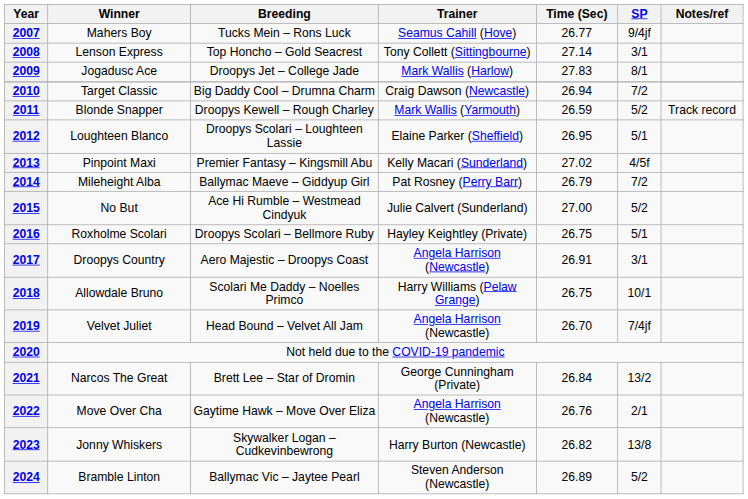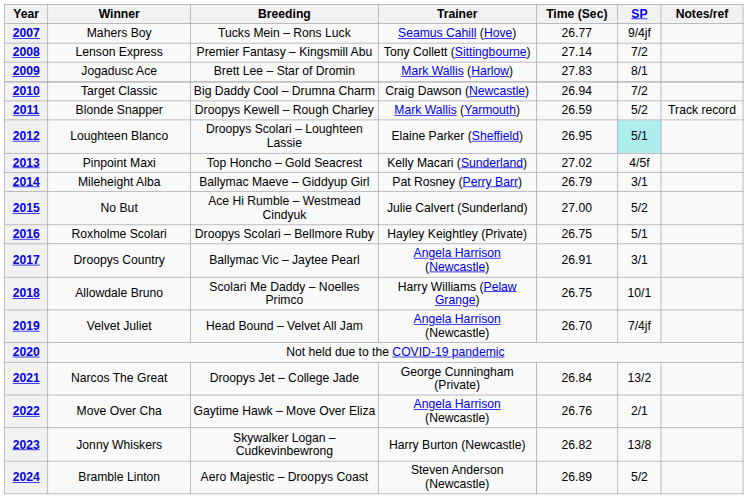(284, 52) Top Honcho – Gold Seacrest -> (284, 52) Premier Fantasy – Kingsmill Abu
(639, 52) 3/1 -> (639, 52) 7/2
(284, 71) Droopys Jet – College Jade -> (284, 71) Brett Lee – Star of Dromin
(639, 136) no background -> (639, 136) paleturquoise background
(284, 162) Premier Fantasy – Kingsmill Abu -> (284, 162) Top Honcho – Gold Seacrest
(639, 182) 7/2 -> (639, 182) 3/1
(284, 260) Aero Majestic – Droopys Coast -> (284, 260) Ballymac Vic – Jaytee Pearl
(284, 378) Brett Lee – Star of Dromin -> (284, 378) Droopys Jet – College Jade
(284, 477) Ballymac Vic – Jaytee Pearl -> (284, 477) Aero Majestic – Droopys Coast
